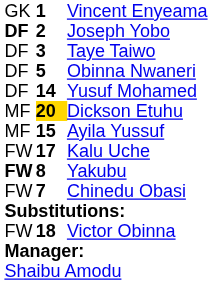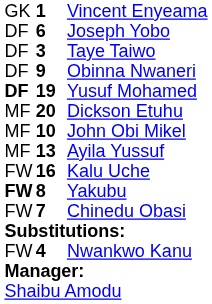(16, 31) bold -> (16, 31) normal
(41, 31) 2 -> (41, 31) 6
(41, 71) 5 -> (41, 71) 9
(16, 91) normal -> (16, 91) bold
(46, 91) 14 -> (46, 91) 19
(46, 111) gold background -> (46, 111) no background
+ row: (126, 131)
(46, 131) 15 -> (46, 151) 13
(46, 151) 17 -> (46, 171) 16
- row: (121, 231)
+ row: (129, 251)
